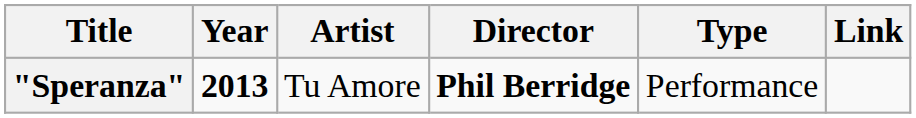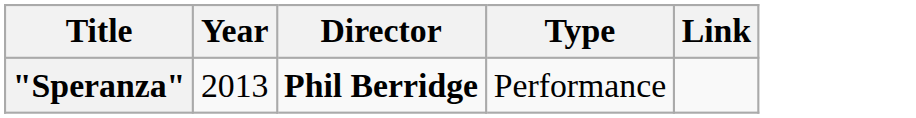- column: (352, 31)
(235, 84) bold -> (235, 84) normal
